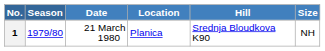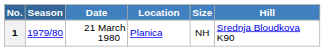columns swapped: (243, 12) <-> (308, 12)
